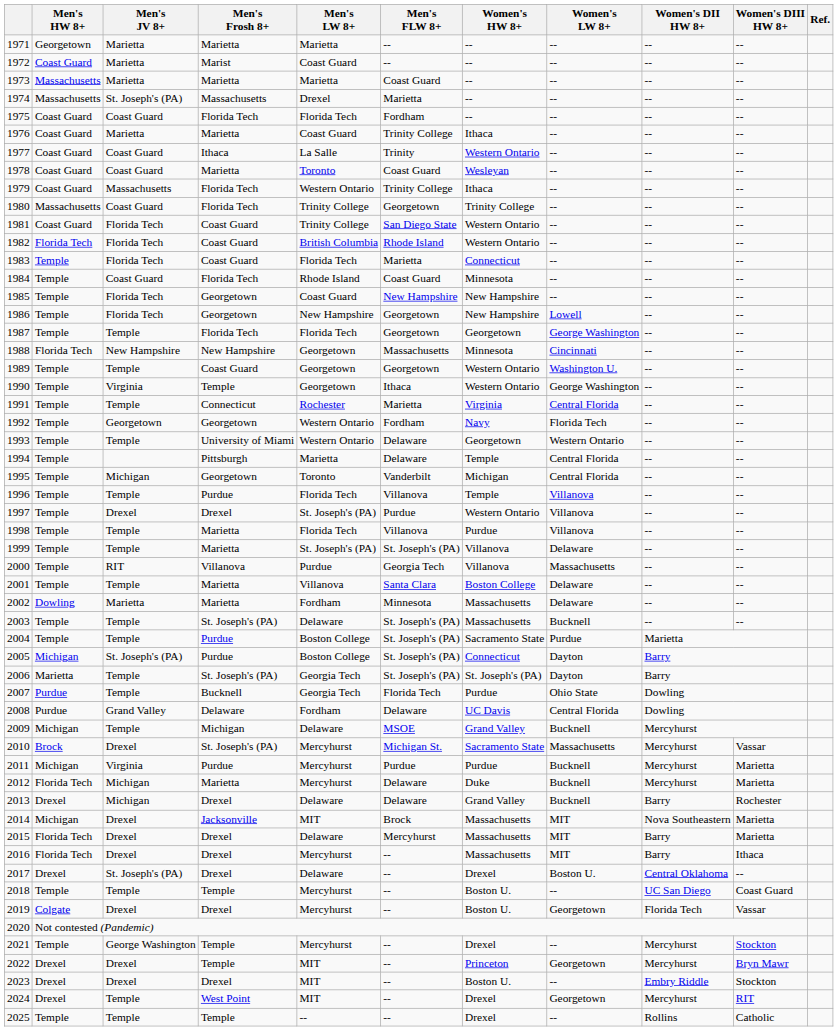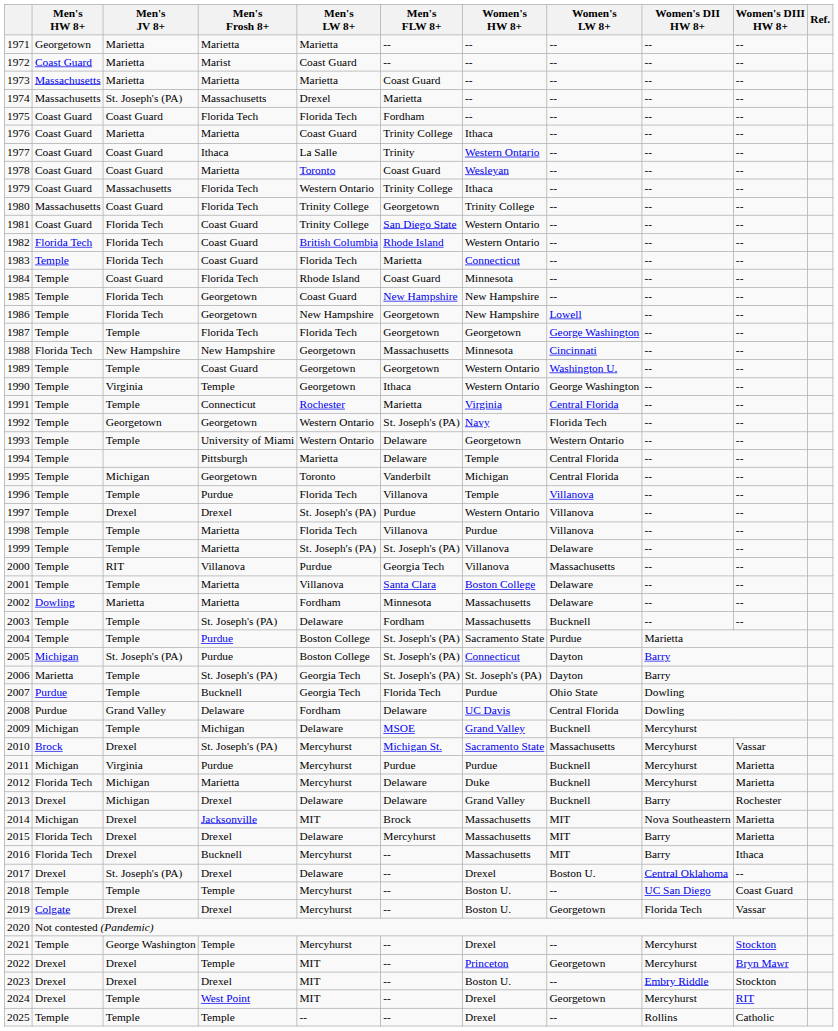(404, 422) Fordham -> (422, 422) St. Joseph's (PA)
(422, 620) St. Joseph's (PA) -> (404, 620) Fordham
(216, 855) Drexel -> (221, 855) Bucknell
